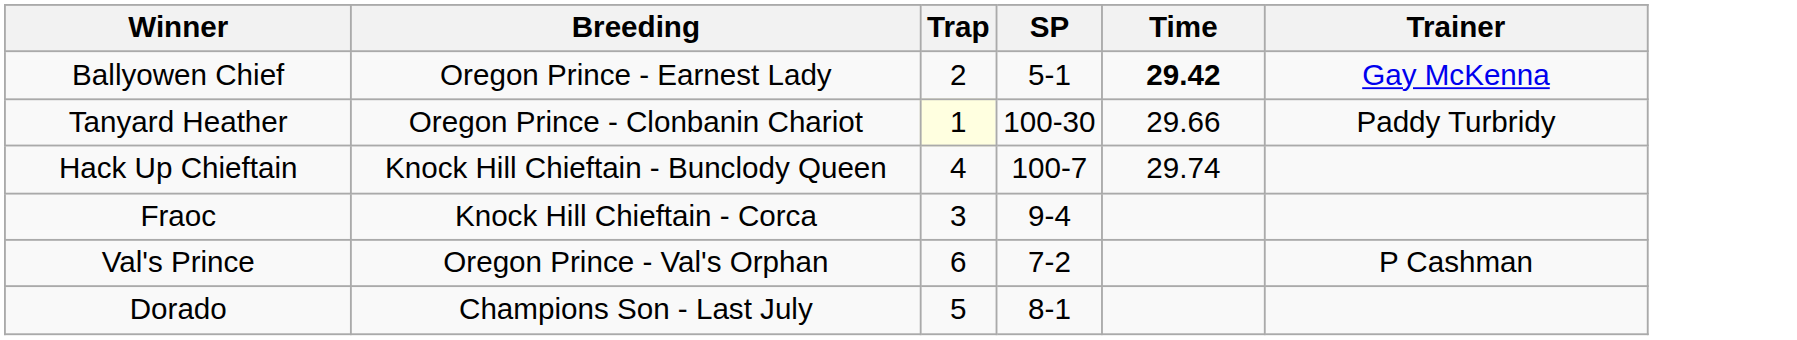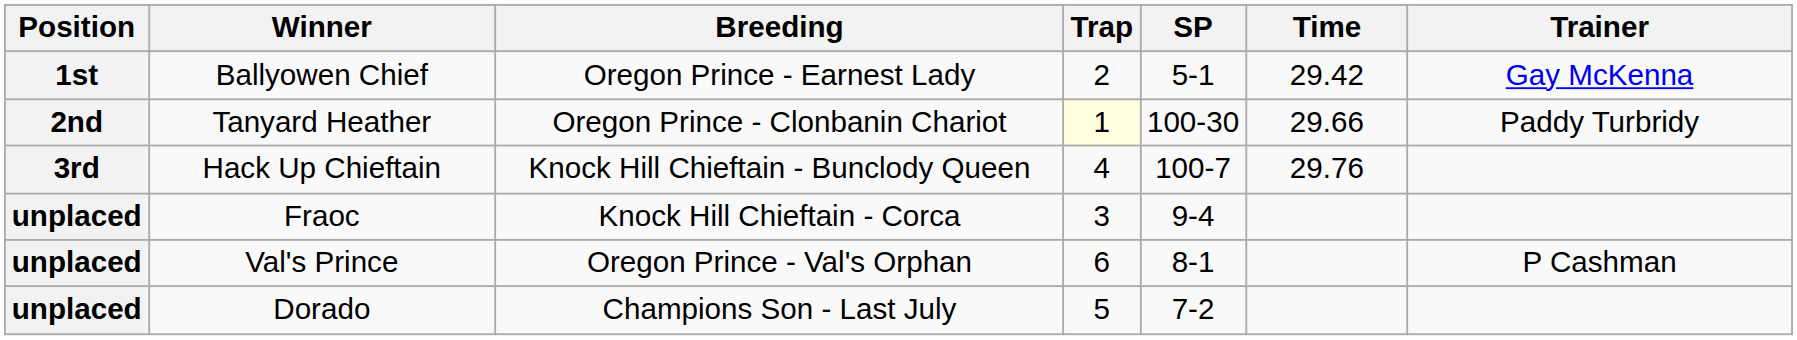+ column: (77, 27)
(1183, 74) bold -> (1327, 74) normal
(1183, 168) 29.74 -> (1327, 168) 29.76
(1049, 262) 7-2 -> (1193, 262) 8-1
(1049, 309) 8-1 -> (1193, 309) 7-2
